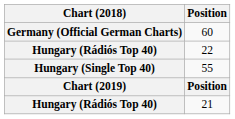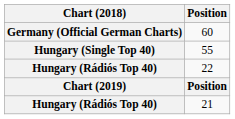rows swapped: (207, 50) <-> (207, 68)
